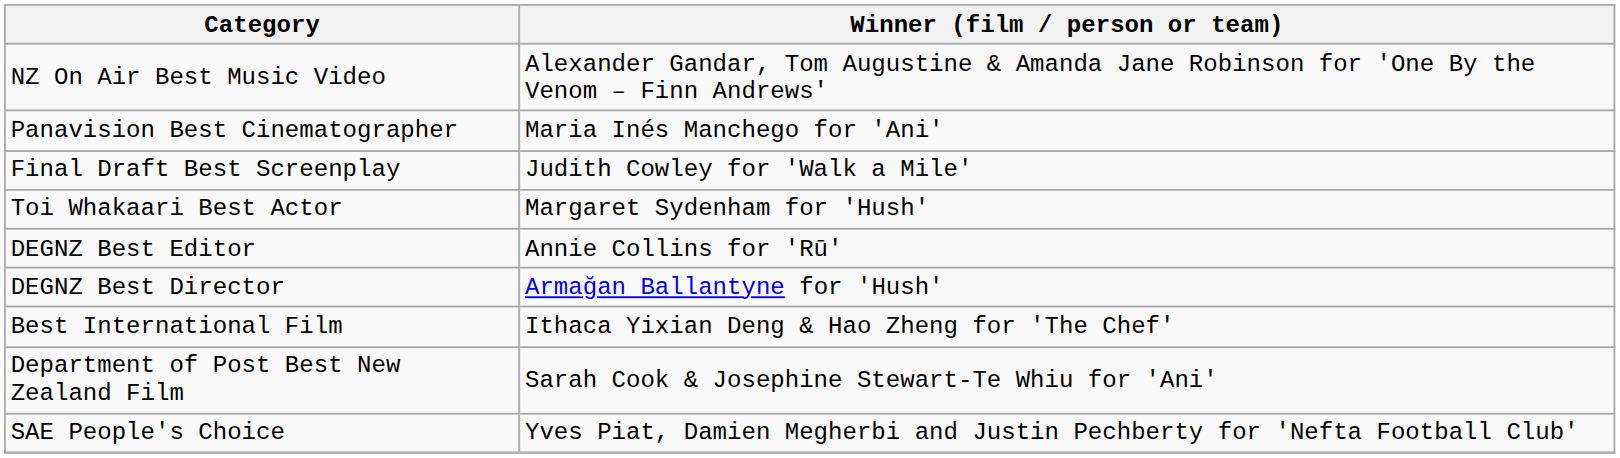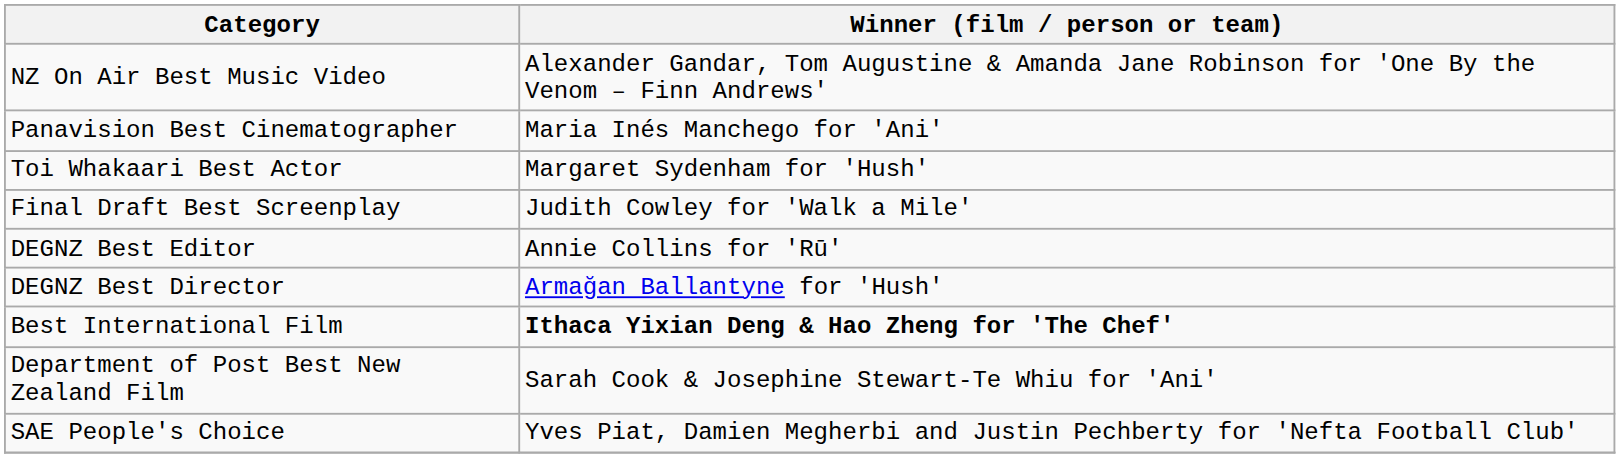rows swapped: (177, 209) <-> (205, 170)
(850, 327) normal -> (850, 327) bold
